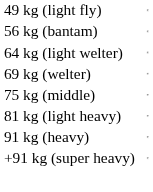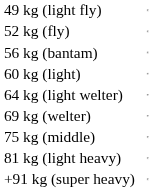+ row: (37, 31)
+ row: (42, 73)
- row: (47, 137)
